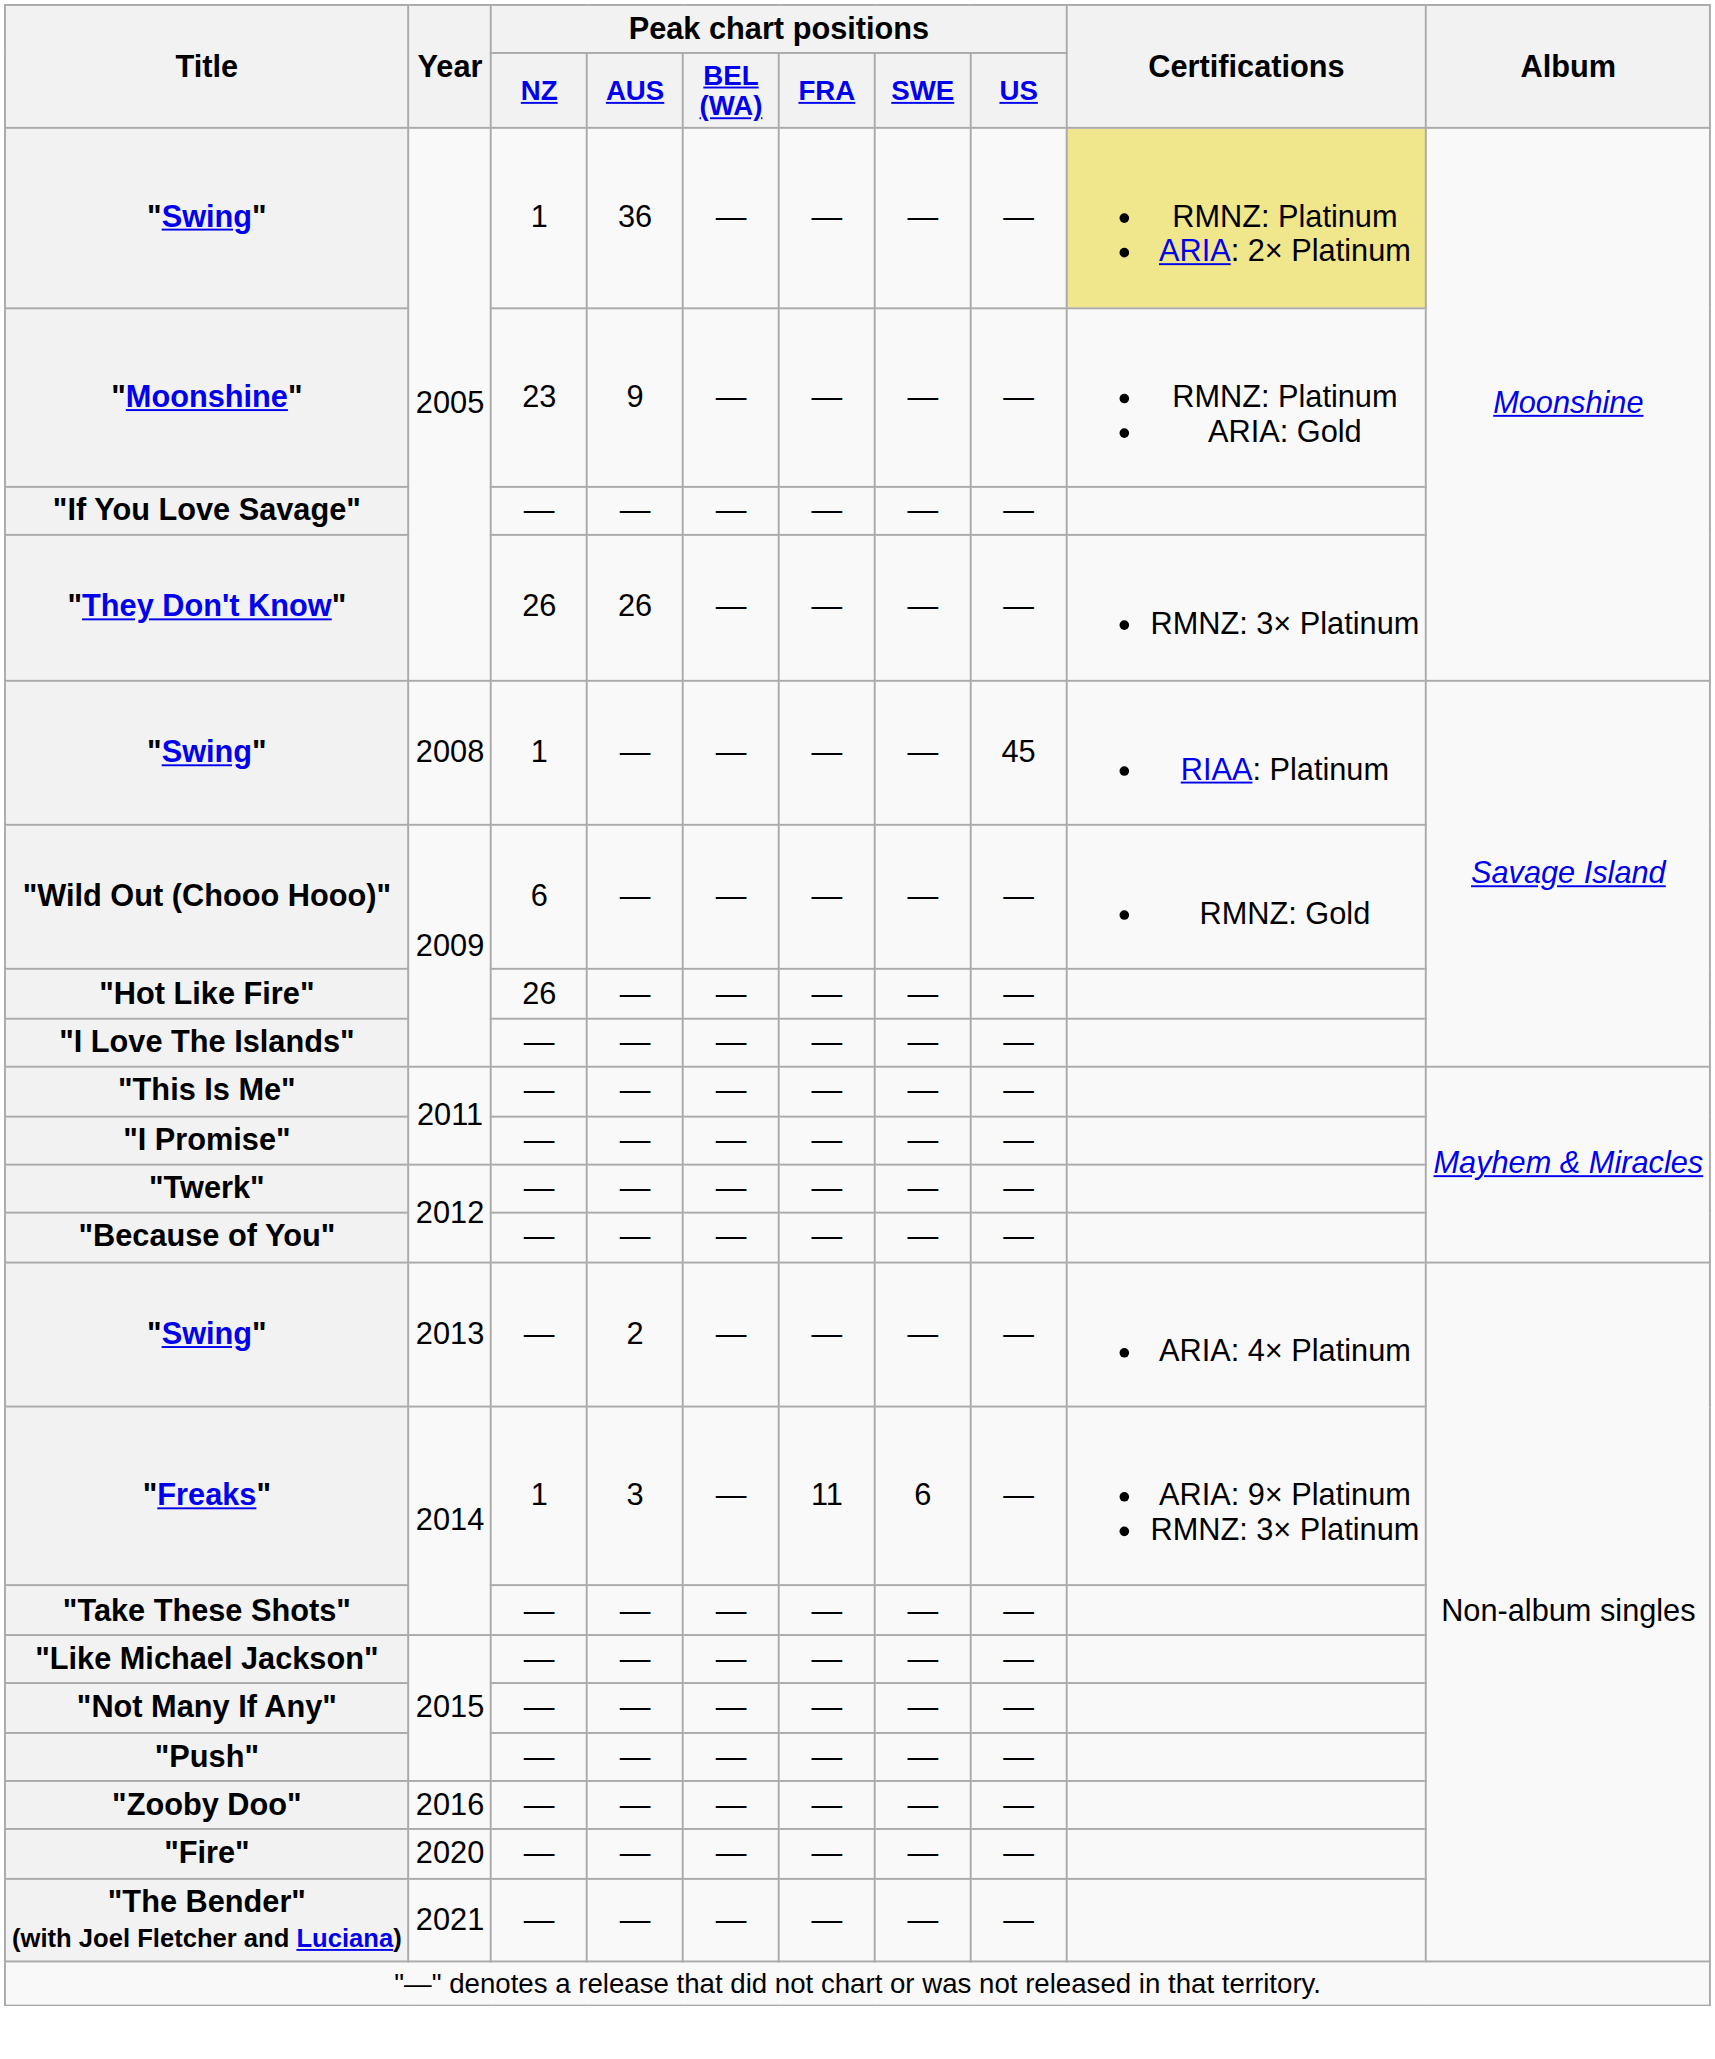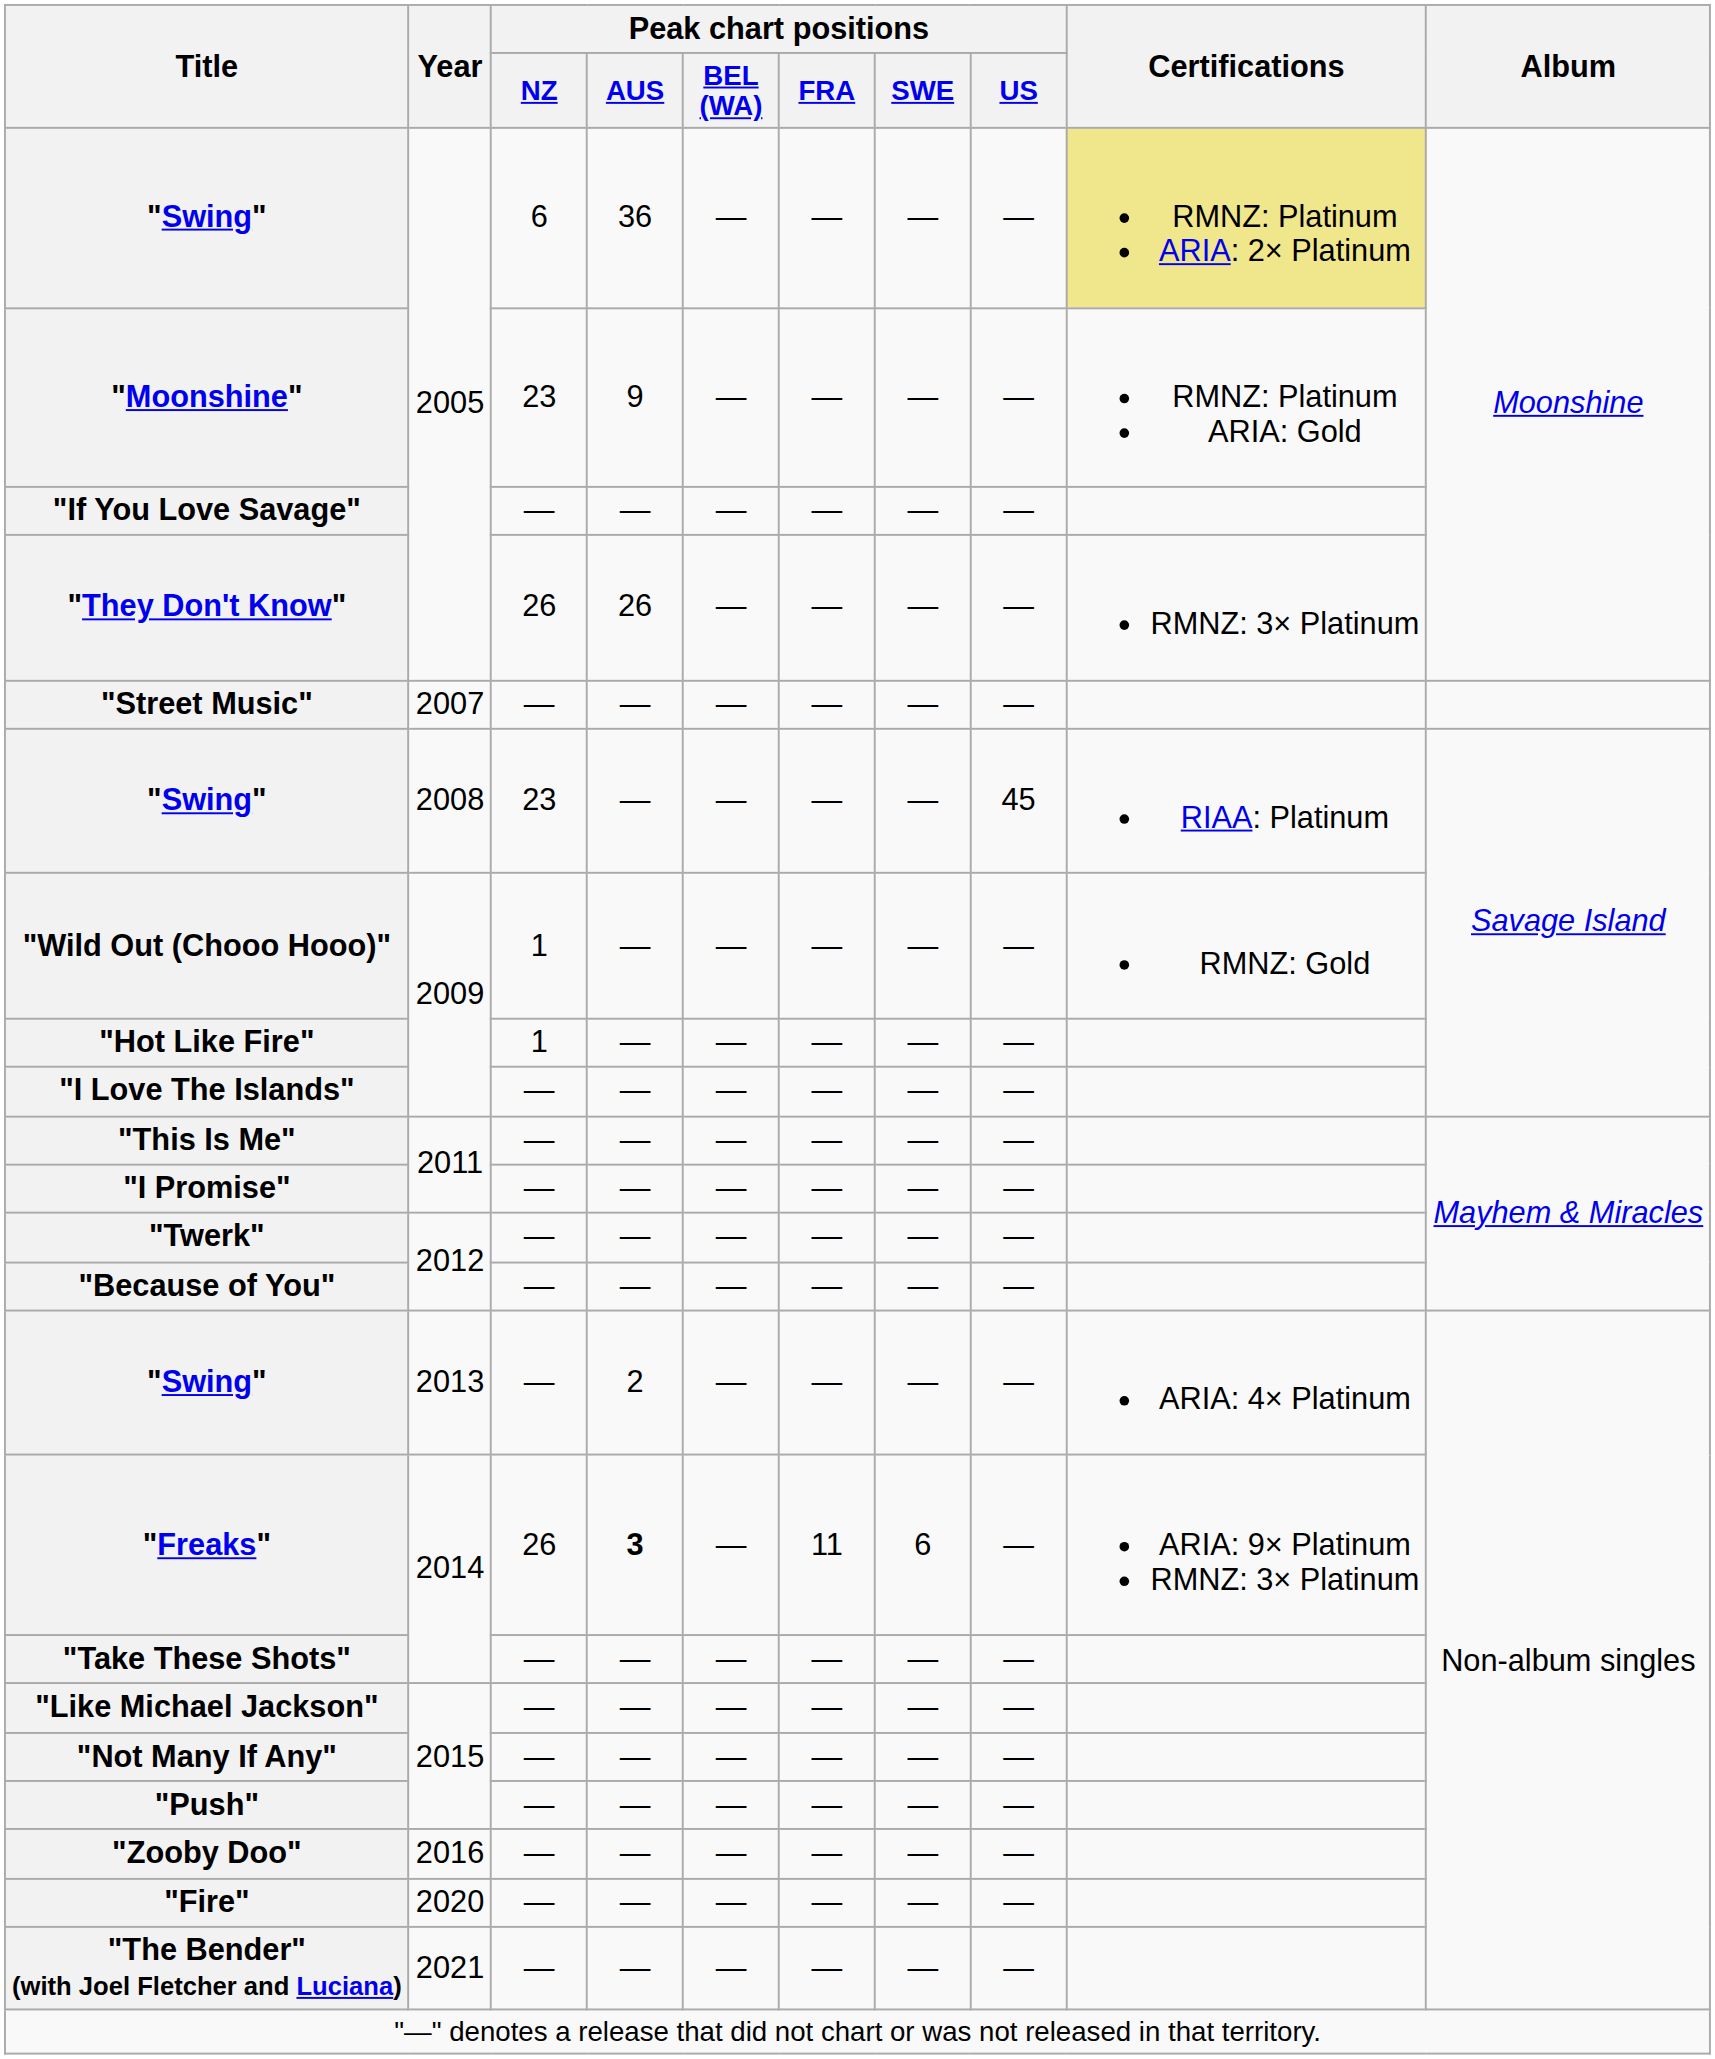(539, 217) 1 -> (539, 217) 6
+ row: (207, 703)
(539, 751) 1 -> (539, 800) 23
(539, 896) 6 -> (539, 945) 1
(539, 993) 26 -> (539, 1042) 1
(539, 1495) 1 -> (539, 1544) 26
(635, 1495) normal -> (635, 1544) bold
